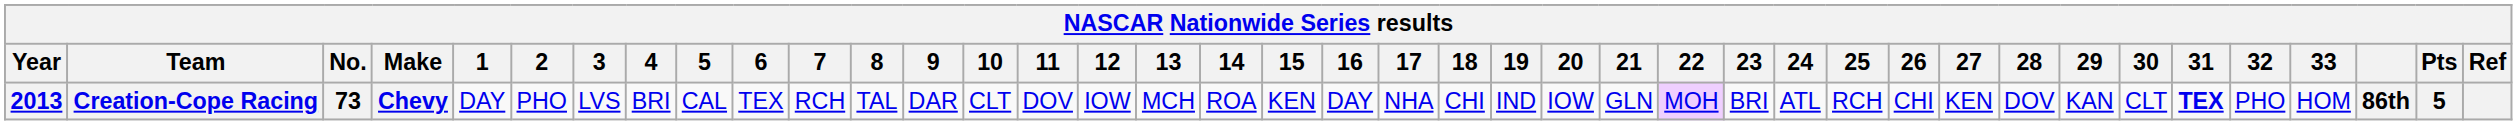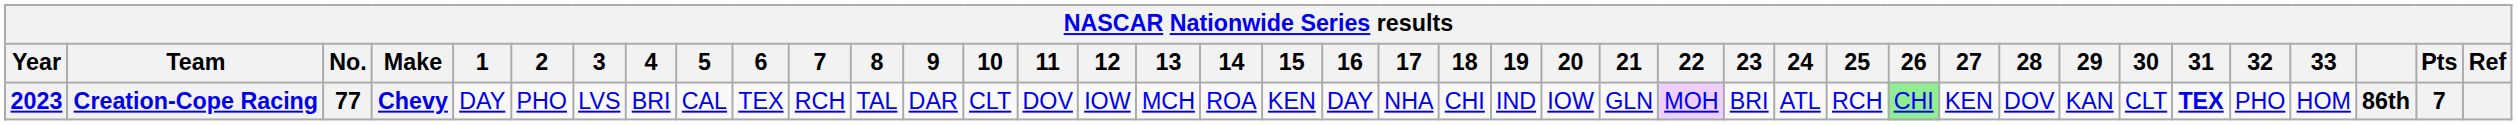(36, 101) 2013 -> (36, 101) 2023
(348, 101) 73 -> (348, 101) 77
(1914, 101) no background -> (1914, 101) lightgreen background
(2439, 101) 5 -> (2439, 101) 7
